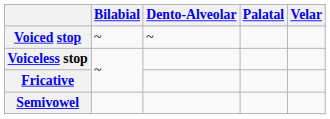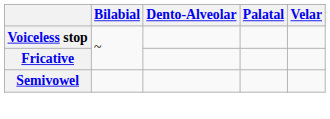- row: (48, 37)
